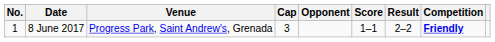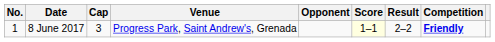columns swapped: (181, 12) <-> (287, 12)
(369, 28) no background -> (369, 28) lightyellow background
